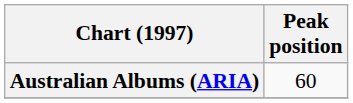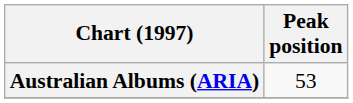(306, 80) 60 -> (306, 80) 53
